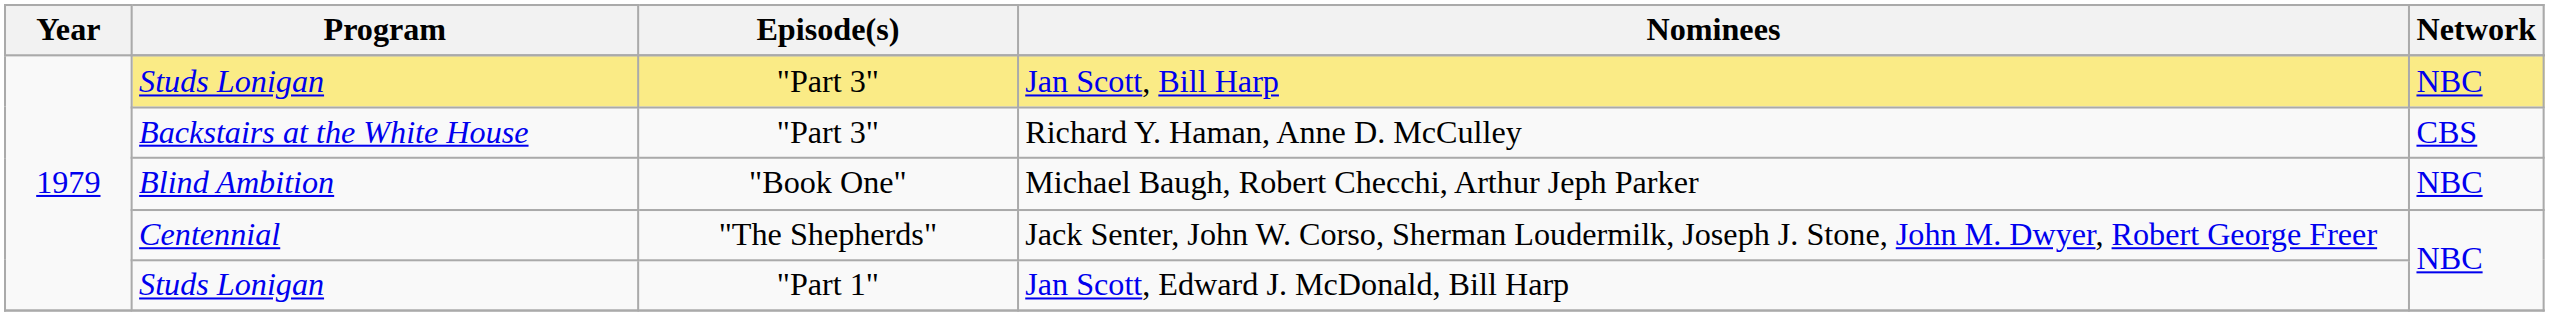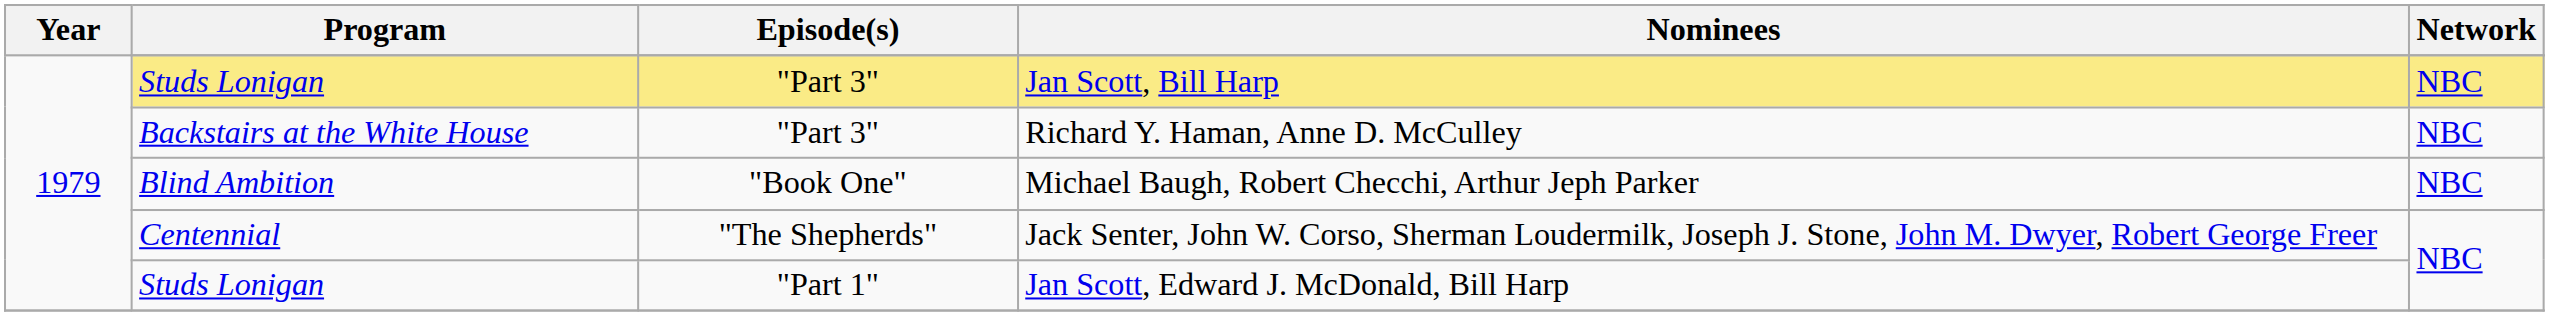(2447, 132) CBS -> (2450, 132) NBC
